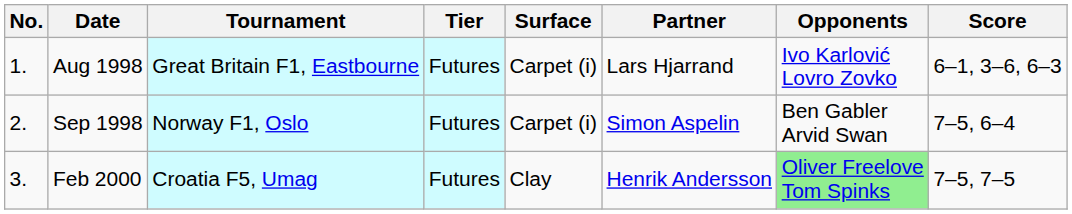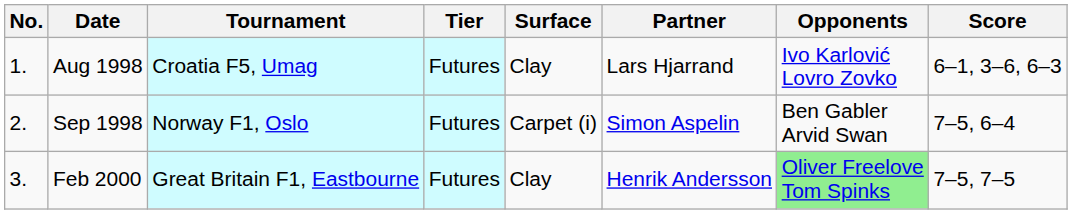(286, 66) Great Britain F1, Eastbourne -> (235, 66) Croatia F5, Umag
(553, 66) Carpet (i) -> (531, 66) Clay
(235, 179) Croatia F5, Umag -> (286, 179) Great Britain F1, Eastbourne
